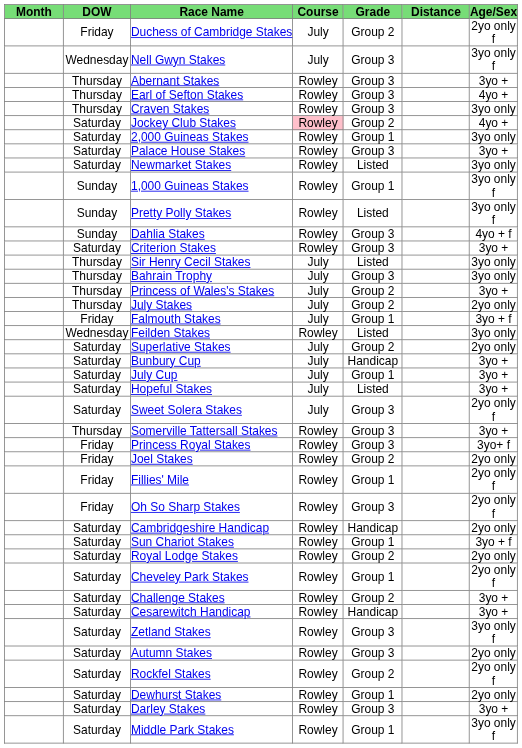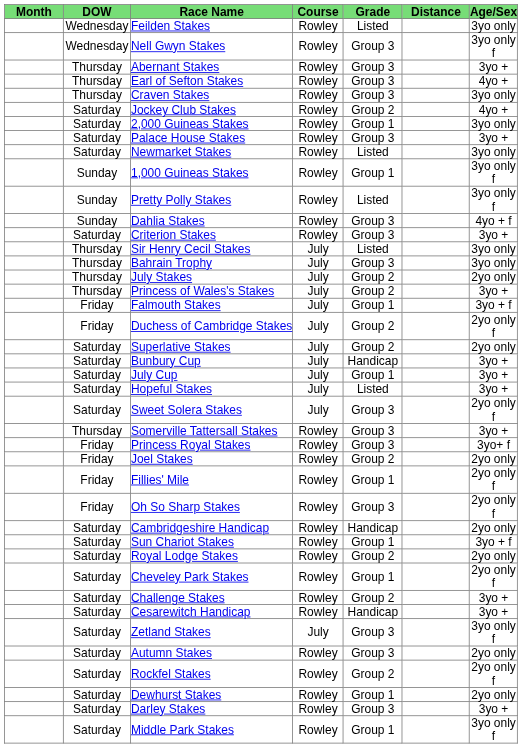rows swapped: (170, 333) <-> (212, 32)
(318, 60) July -> (318, 46) Rowley
(318, 123) pink background -> (318, 109) no background
rows swapped: (203, 290) <-> (162, 304)
(318, 632) Rowley -> (318, 632) July
